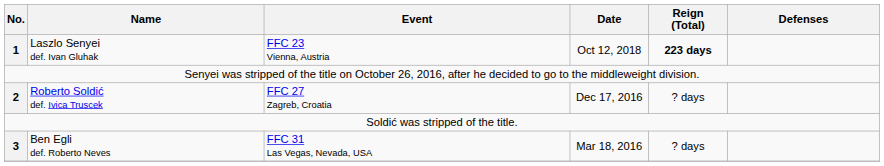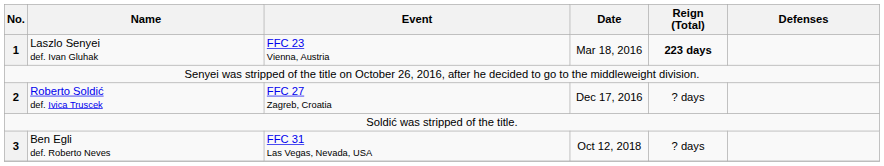(609, 50) Oct 12, 2018 -> (609, 50) Mar 18, 2016
(609, 146) Mar 18, 2016 -> (609, 146) Oct 12, 2018
